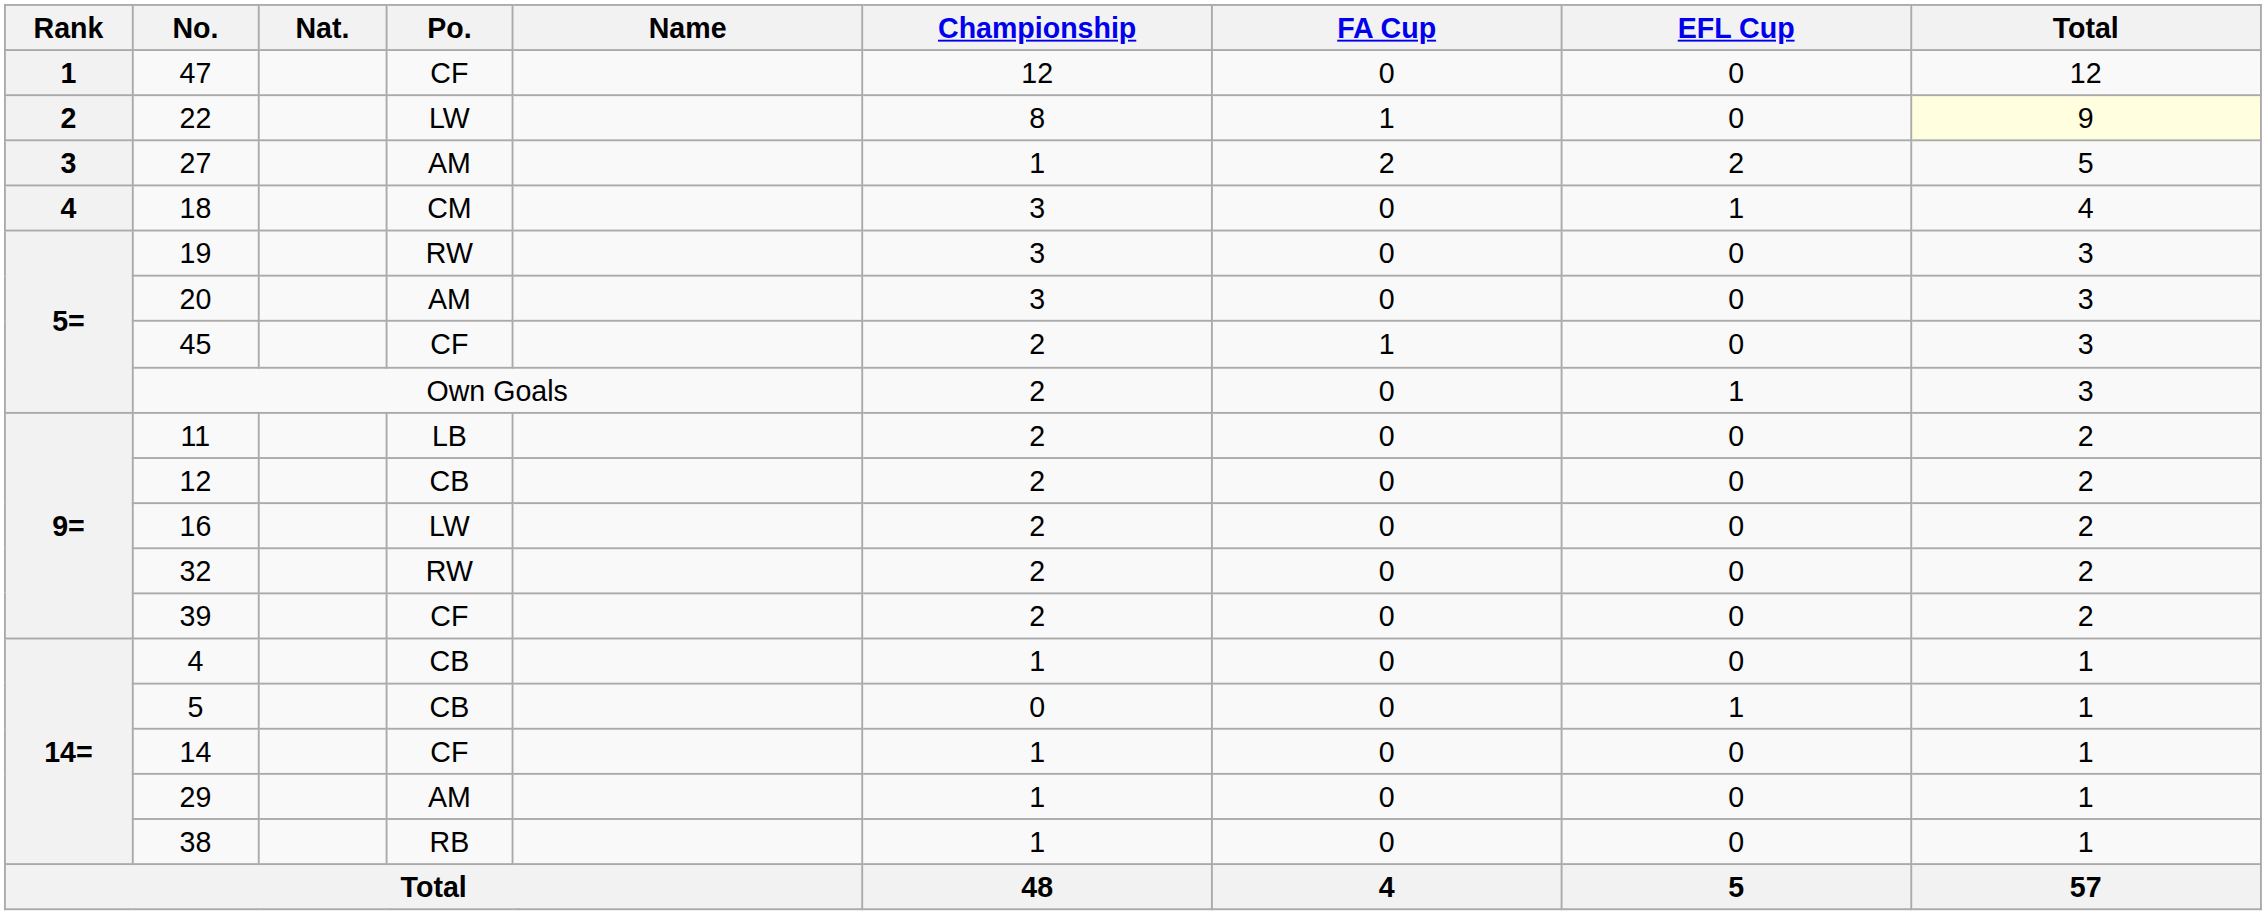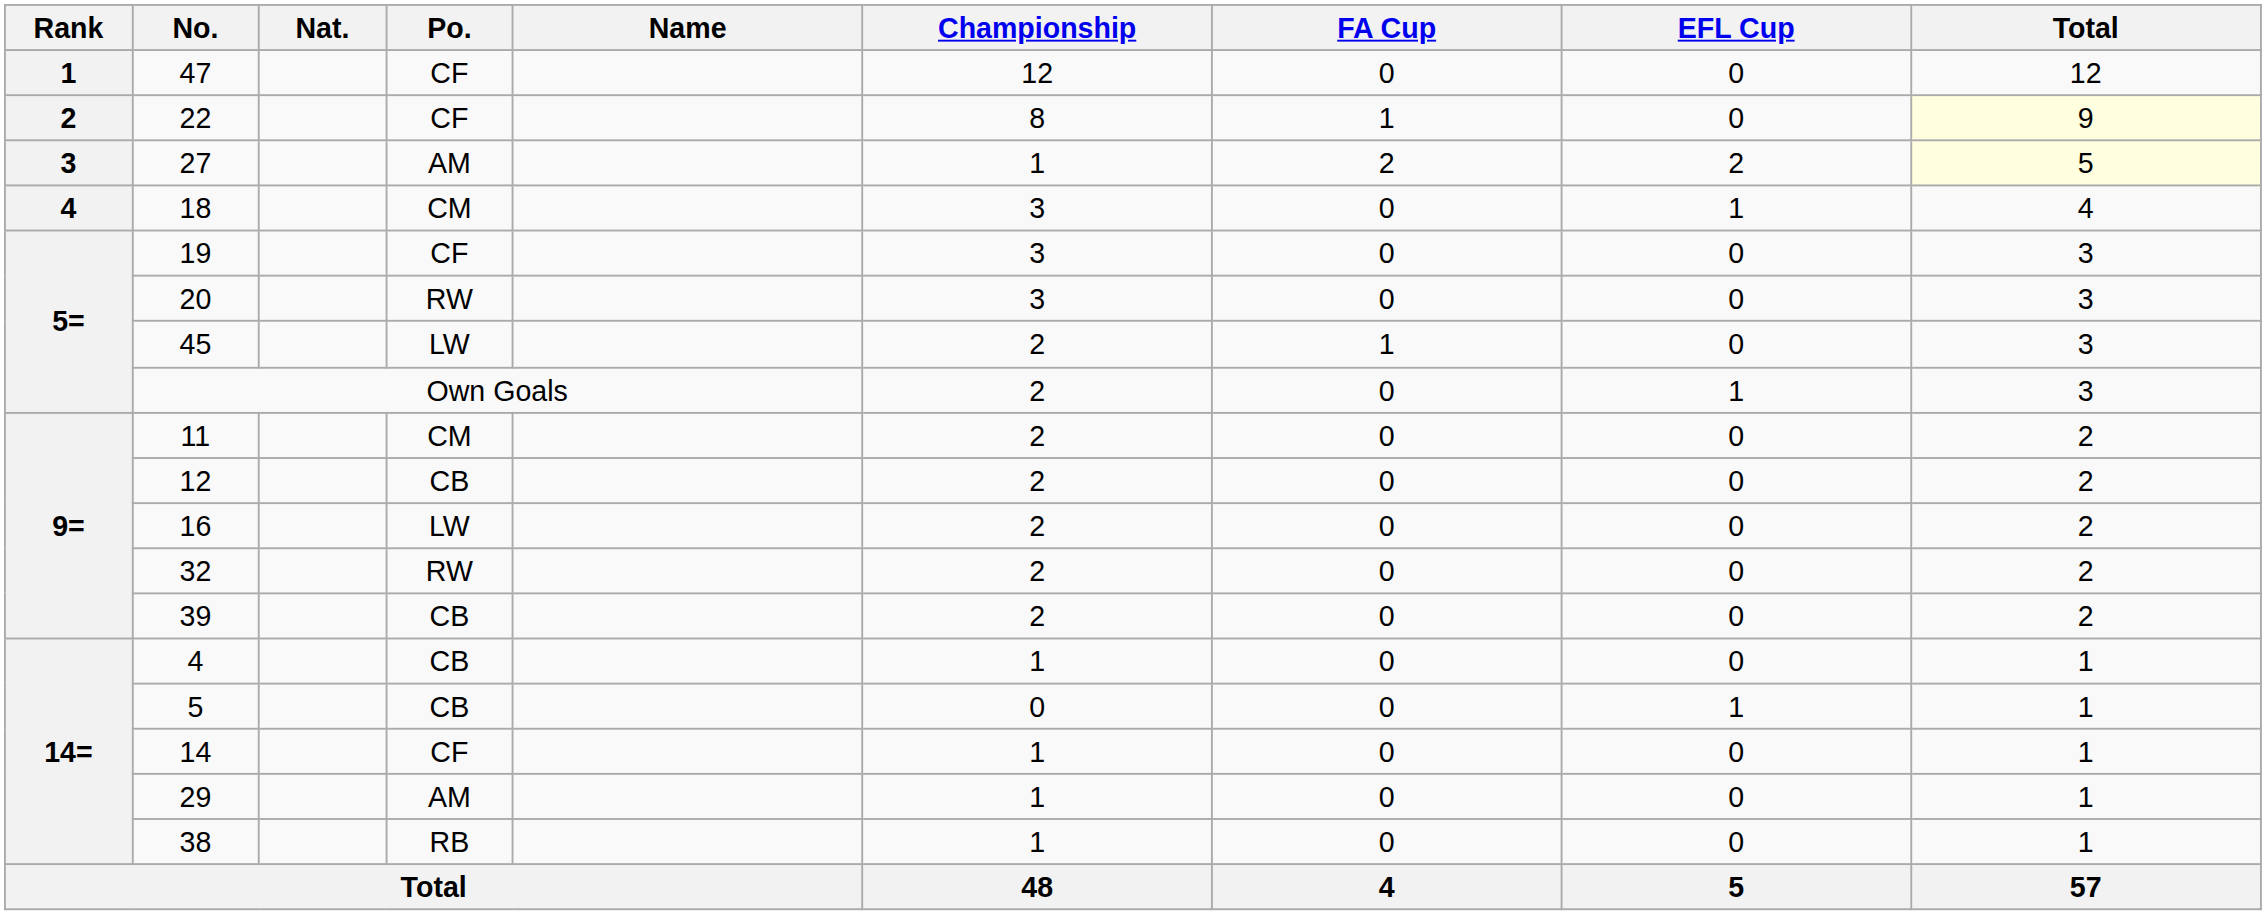(449, 118) LW -> (449, 118) CF
(2086, 163) no background -> (2086, 163) lightyellow background
(449, 254) RW -> (449, 254) CF
(449, 299) AM -> (449, 299) RW
(449, 344) CF -> (449, 344) LW
(449, 435) LB -> (449, 435) CM
(449, 616) CF -> (449, 616) CB
